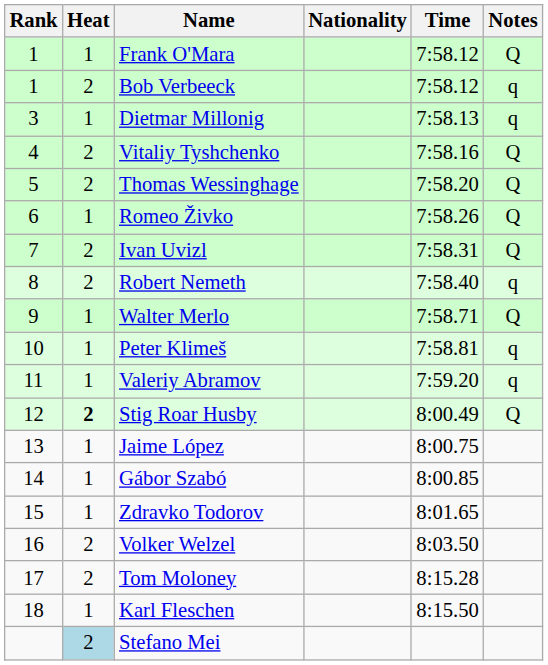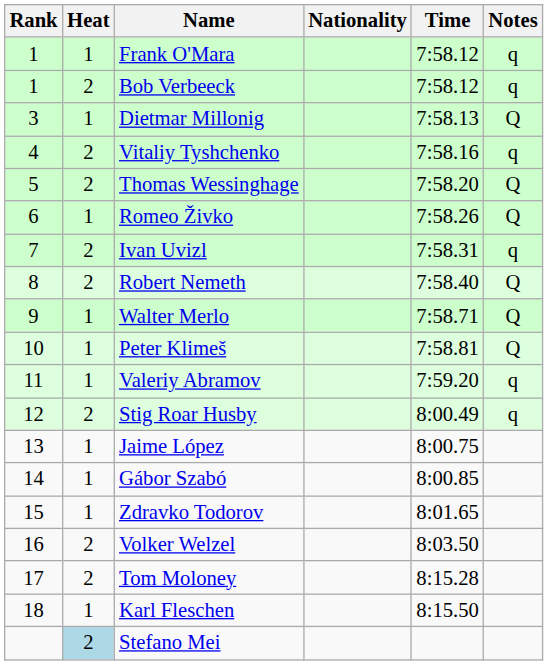(513, 53) Q -> (513, 53) q
(513, 119) q -> (513, 119) Q
(513, 151) Q -> (513, 151) q
(513, 250) Q -> (513, 250) q
(513, 282) q -> (513, 282) Q
(513, 348) q -> (513, 348) Q
(88, 413) bold -> (88, 413) normal
(513, 413) Q -> (513, 413) q
